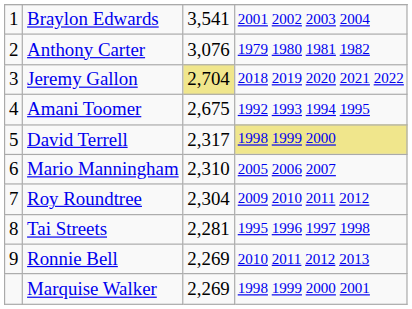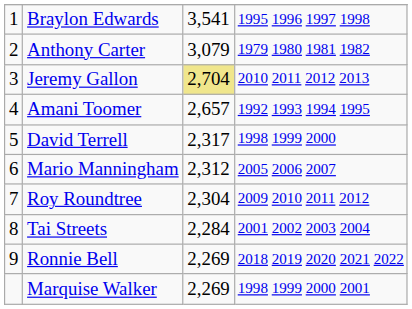(304, 19) 2001 2002 2003 2004 -> (304, 19) 1995 1996 1997 1998
(209, 49) 3,076 -> (209, 49) 3,079
(321, 79) 2018 2019 2020 2021 2022 -> (304, 79) 2010 2011 2012 2013
(209, 109) 2,675 -> (209, 109) 2,657
(287, 139) khaki background -> (287, 139) no background
(209, 169) 2,310 -> (209, 169) 2,312
(209, 229) 2,281 -> (209, 229) 2,284
(304, 229) 1995 1996 1997 1998 -> (304, 229) 2001 2002 2003 2004
(304, 259) 2010 2011 2012 2013 -> (321, 259) 2018 2019 2020 2021 2022
